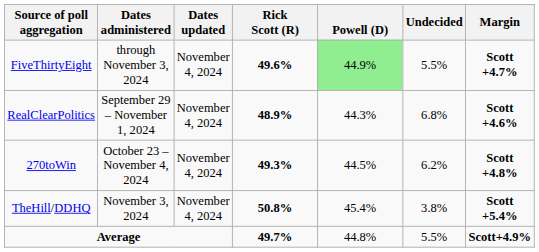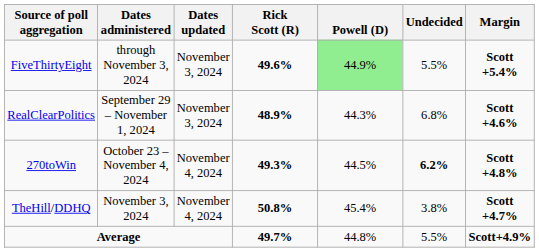(203, 65) November 4, 2024 -> (203, 65) November 3, 2024
(500, 65) Scott +4.7% -> (500, 65) Scott +5.4%
(203, 115) November 4, 2024 -> (203, 115) November 3, 2024
(434, 165) normal -> (434, 165) bold
(500, 208) Scott +5.4% -> (500, 208) Scott +4.7%
